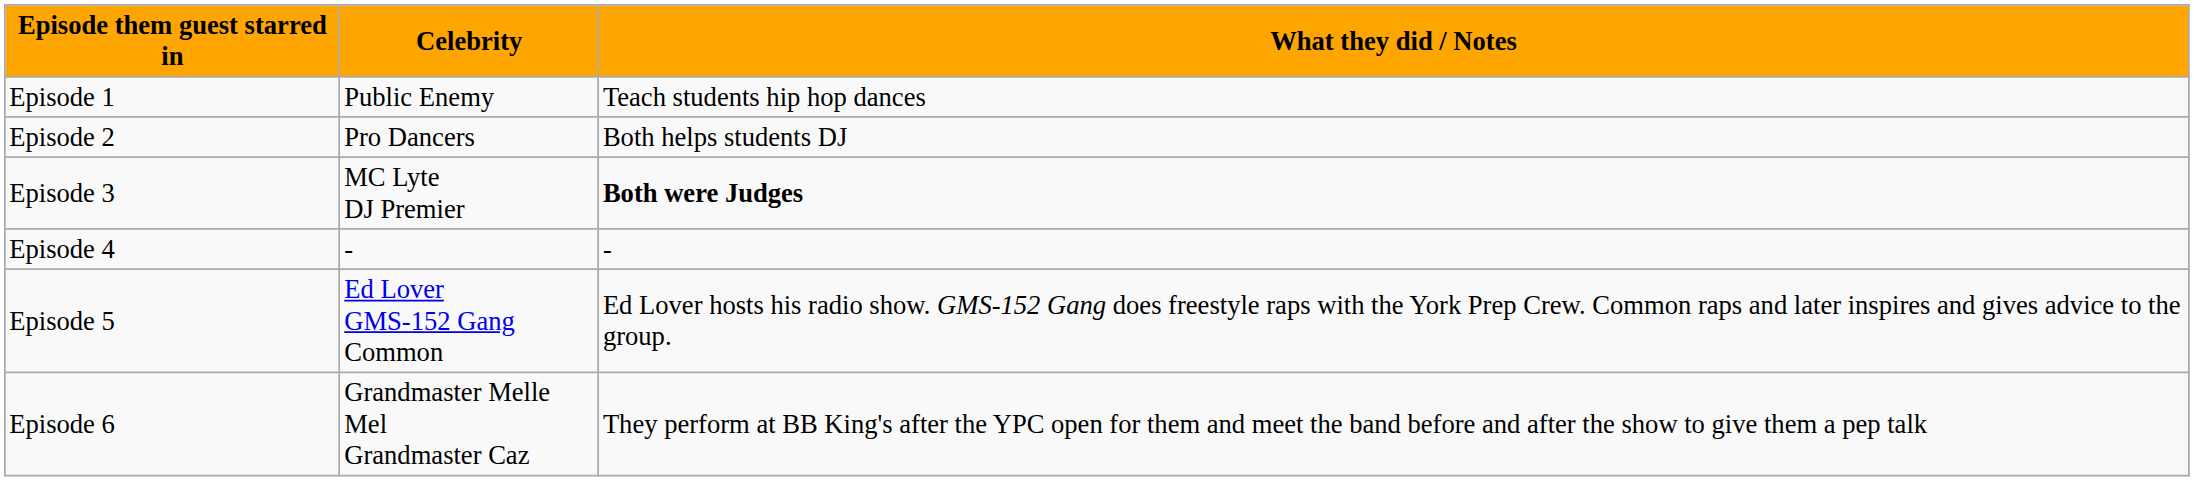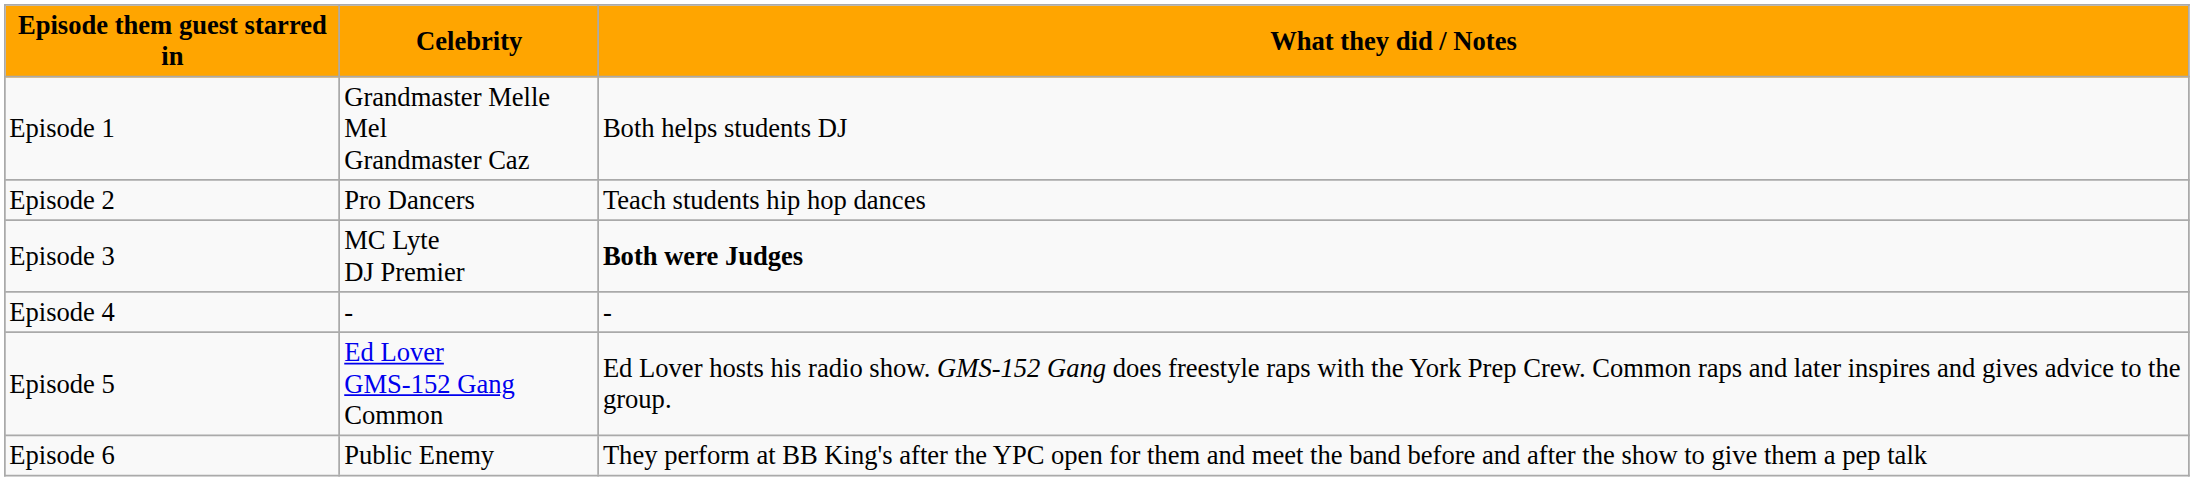(419, 96) Public Enemy -> (447, 127) Grandmaster Melle Mel Grandmaster Caz
(764, 96) Teach students hip hop dances -> (725, 127) Both helps students DJ
(725, 136) Both helps students DJ -> (764, 199) Teach students hip hop dances
(447, 423) Grandmaster Melle Mel Grandmaster Caz -> (419, 455) Public Enemy
